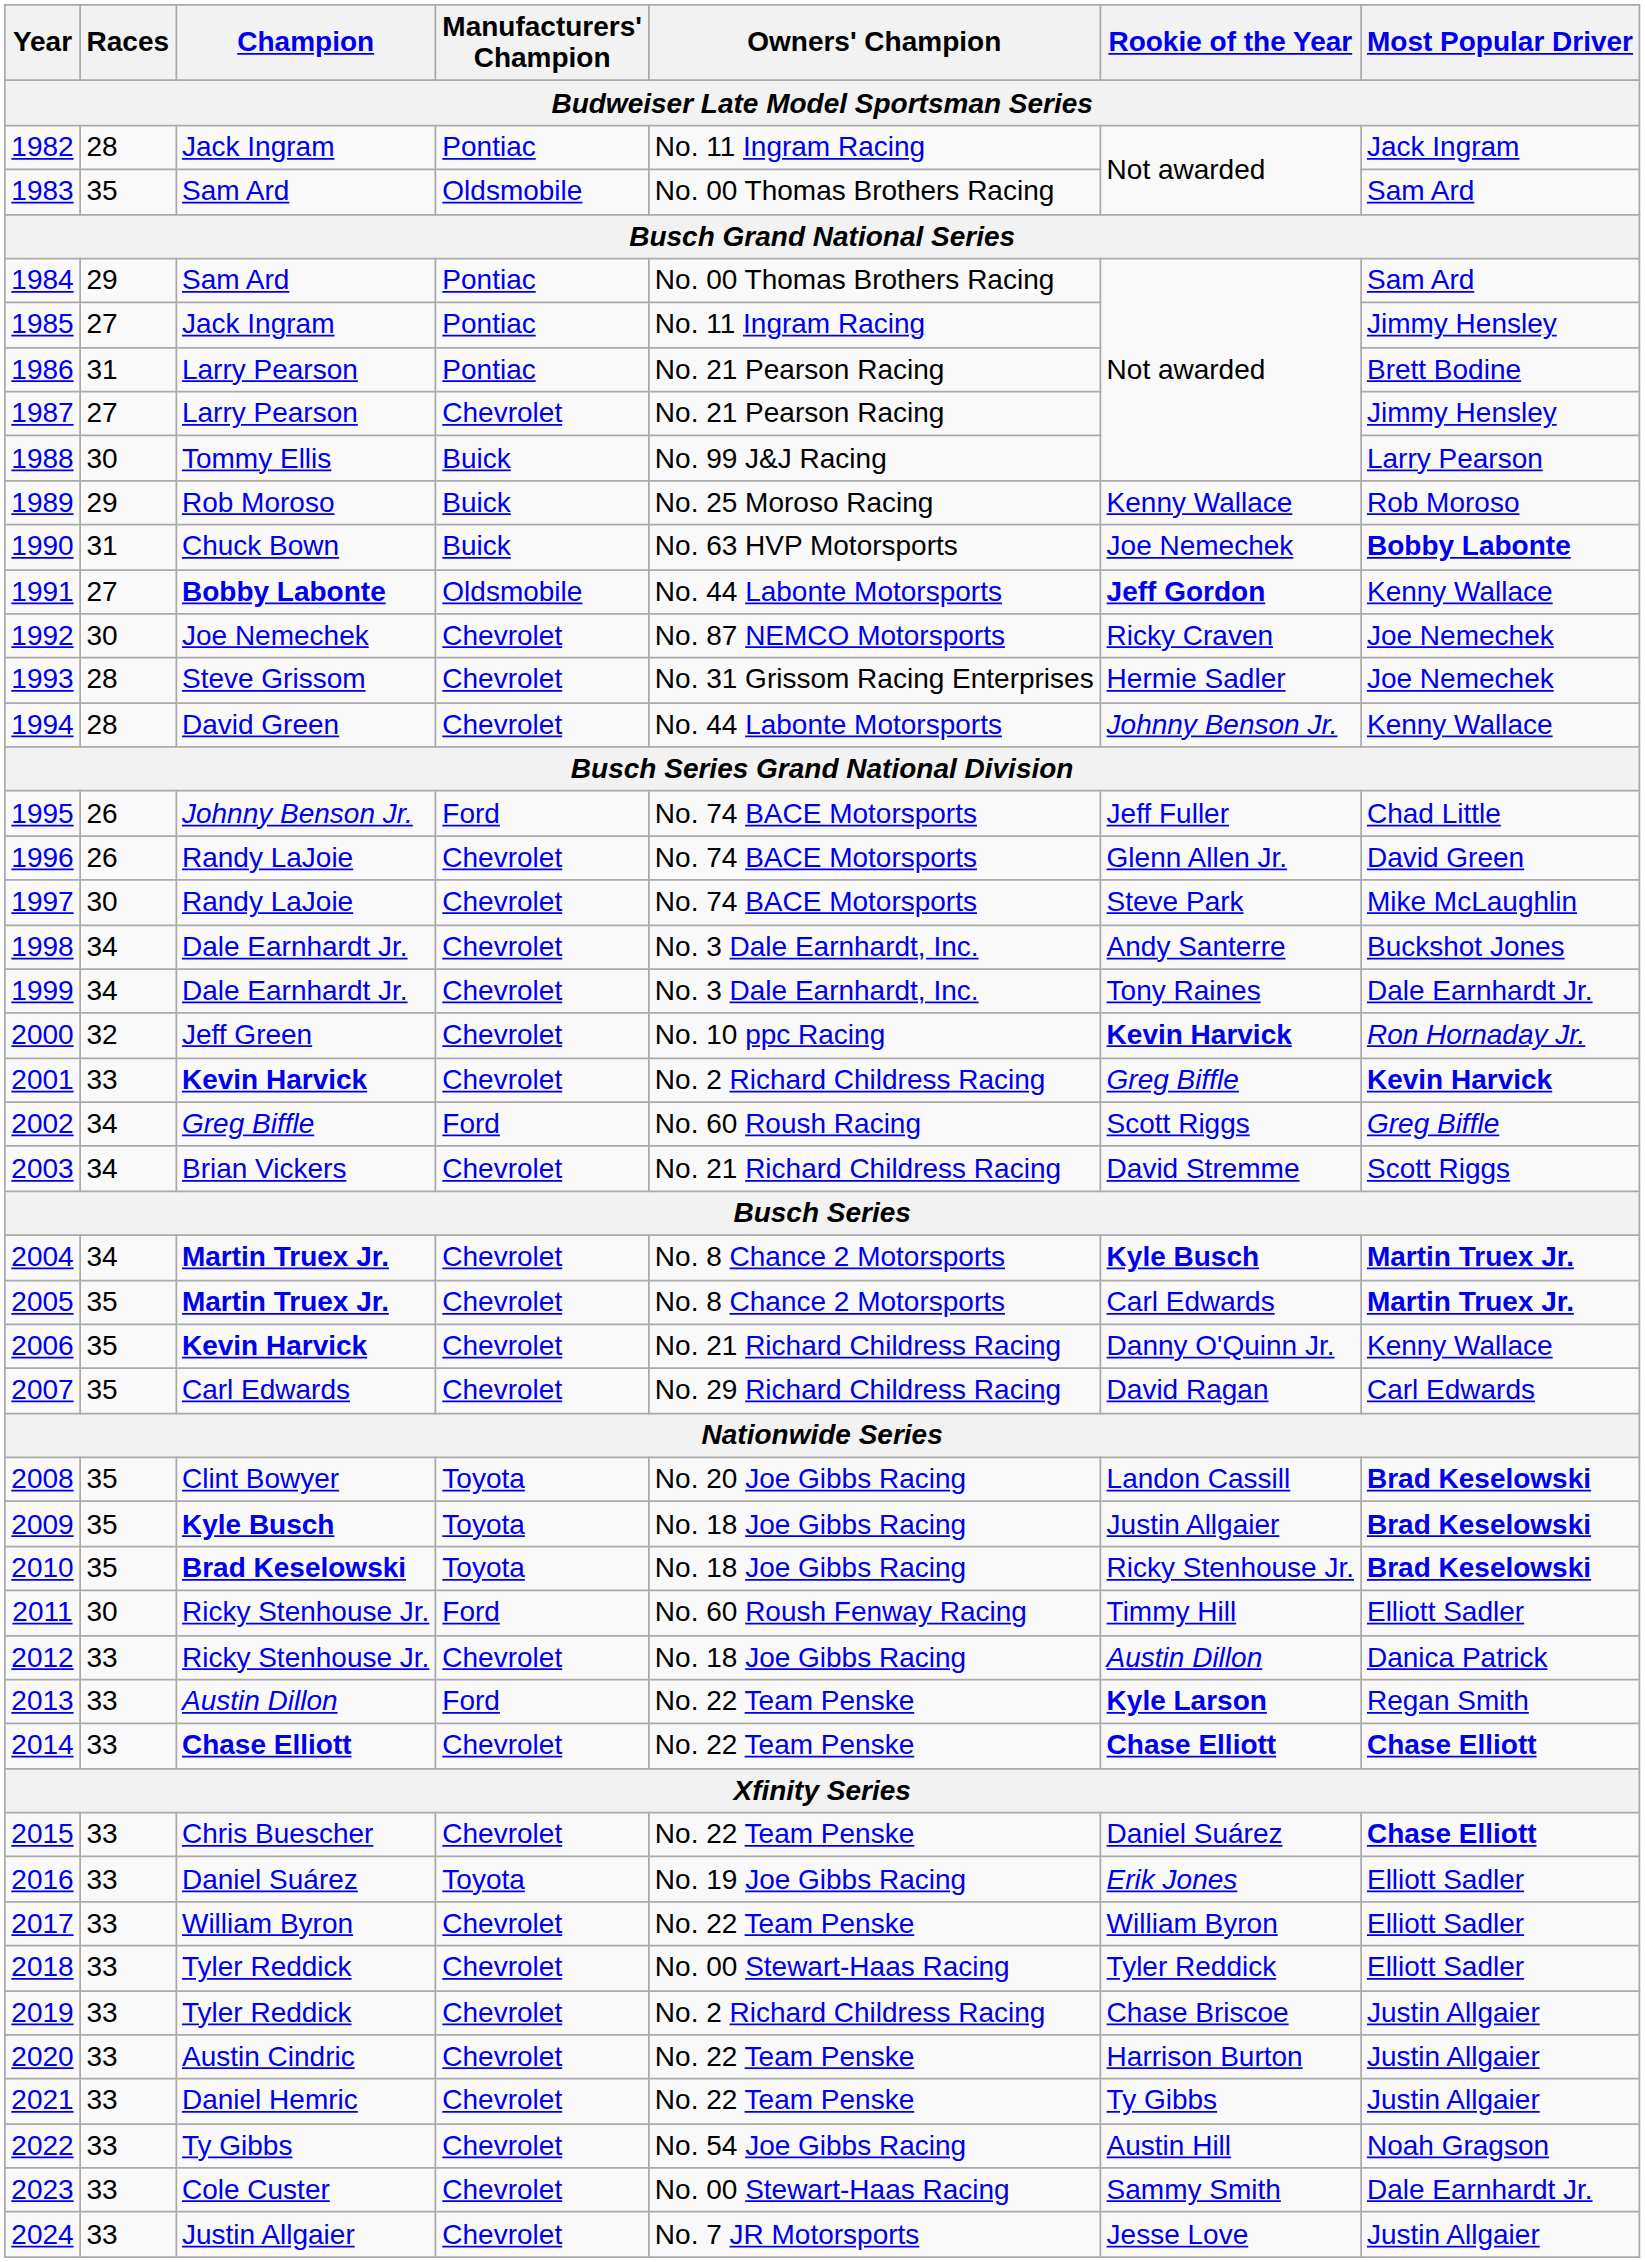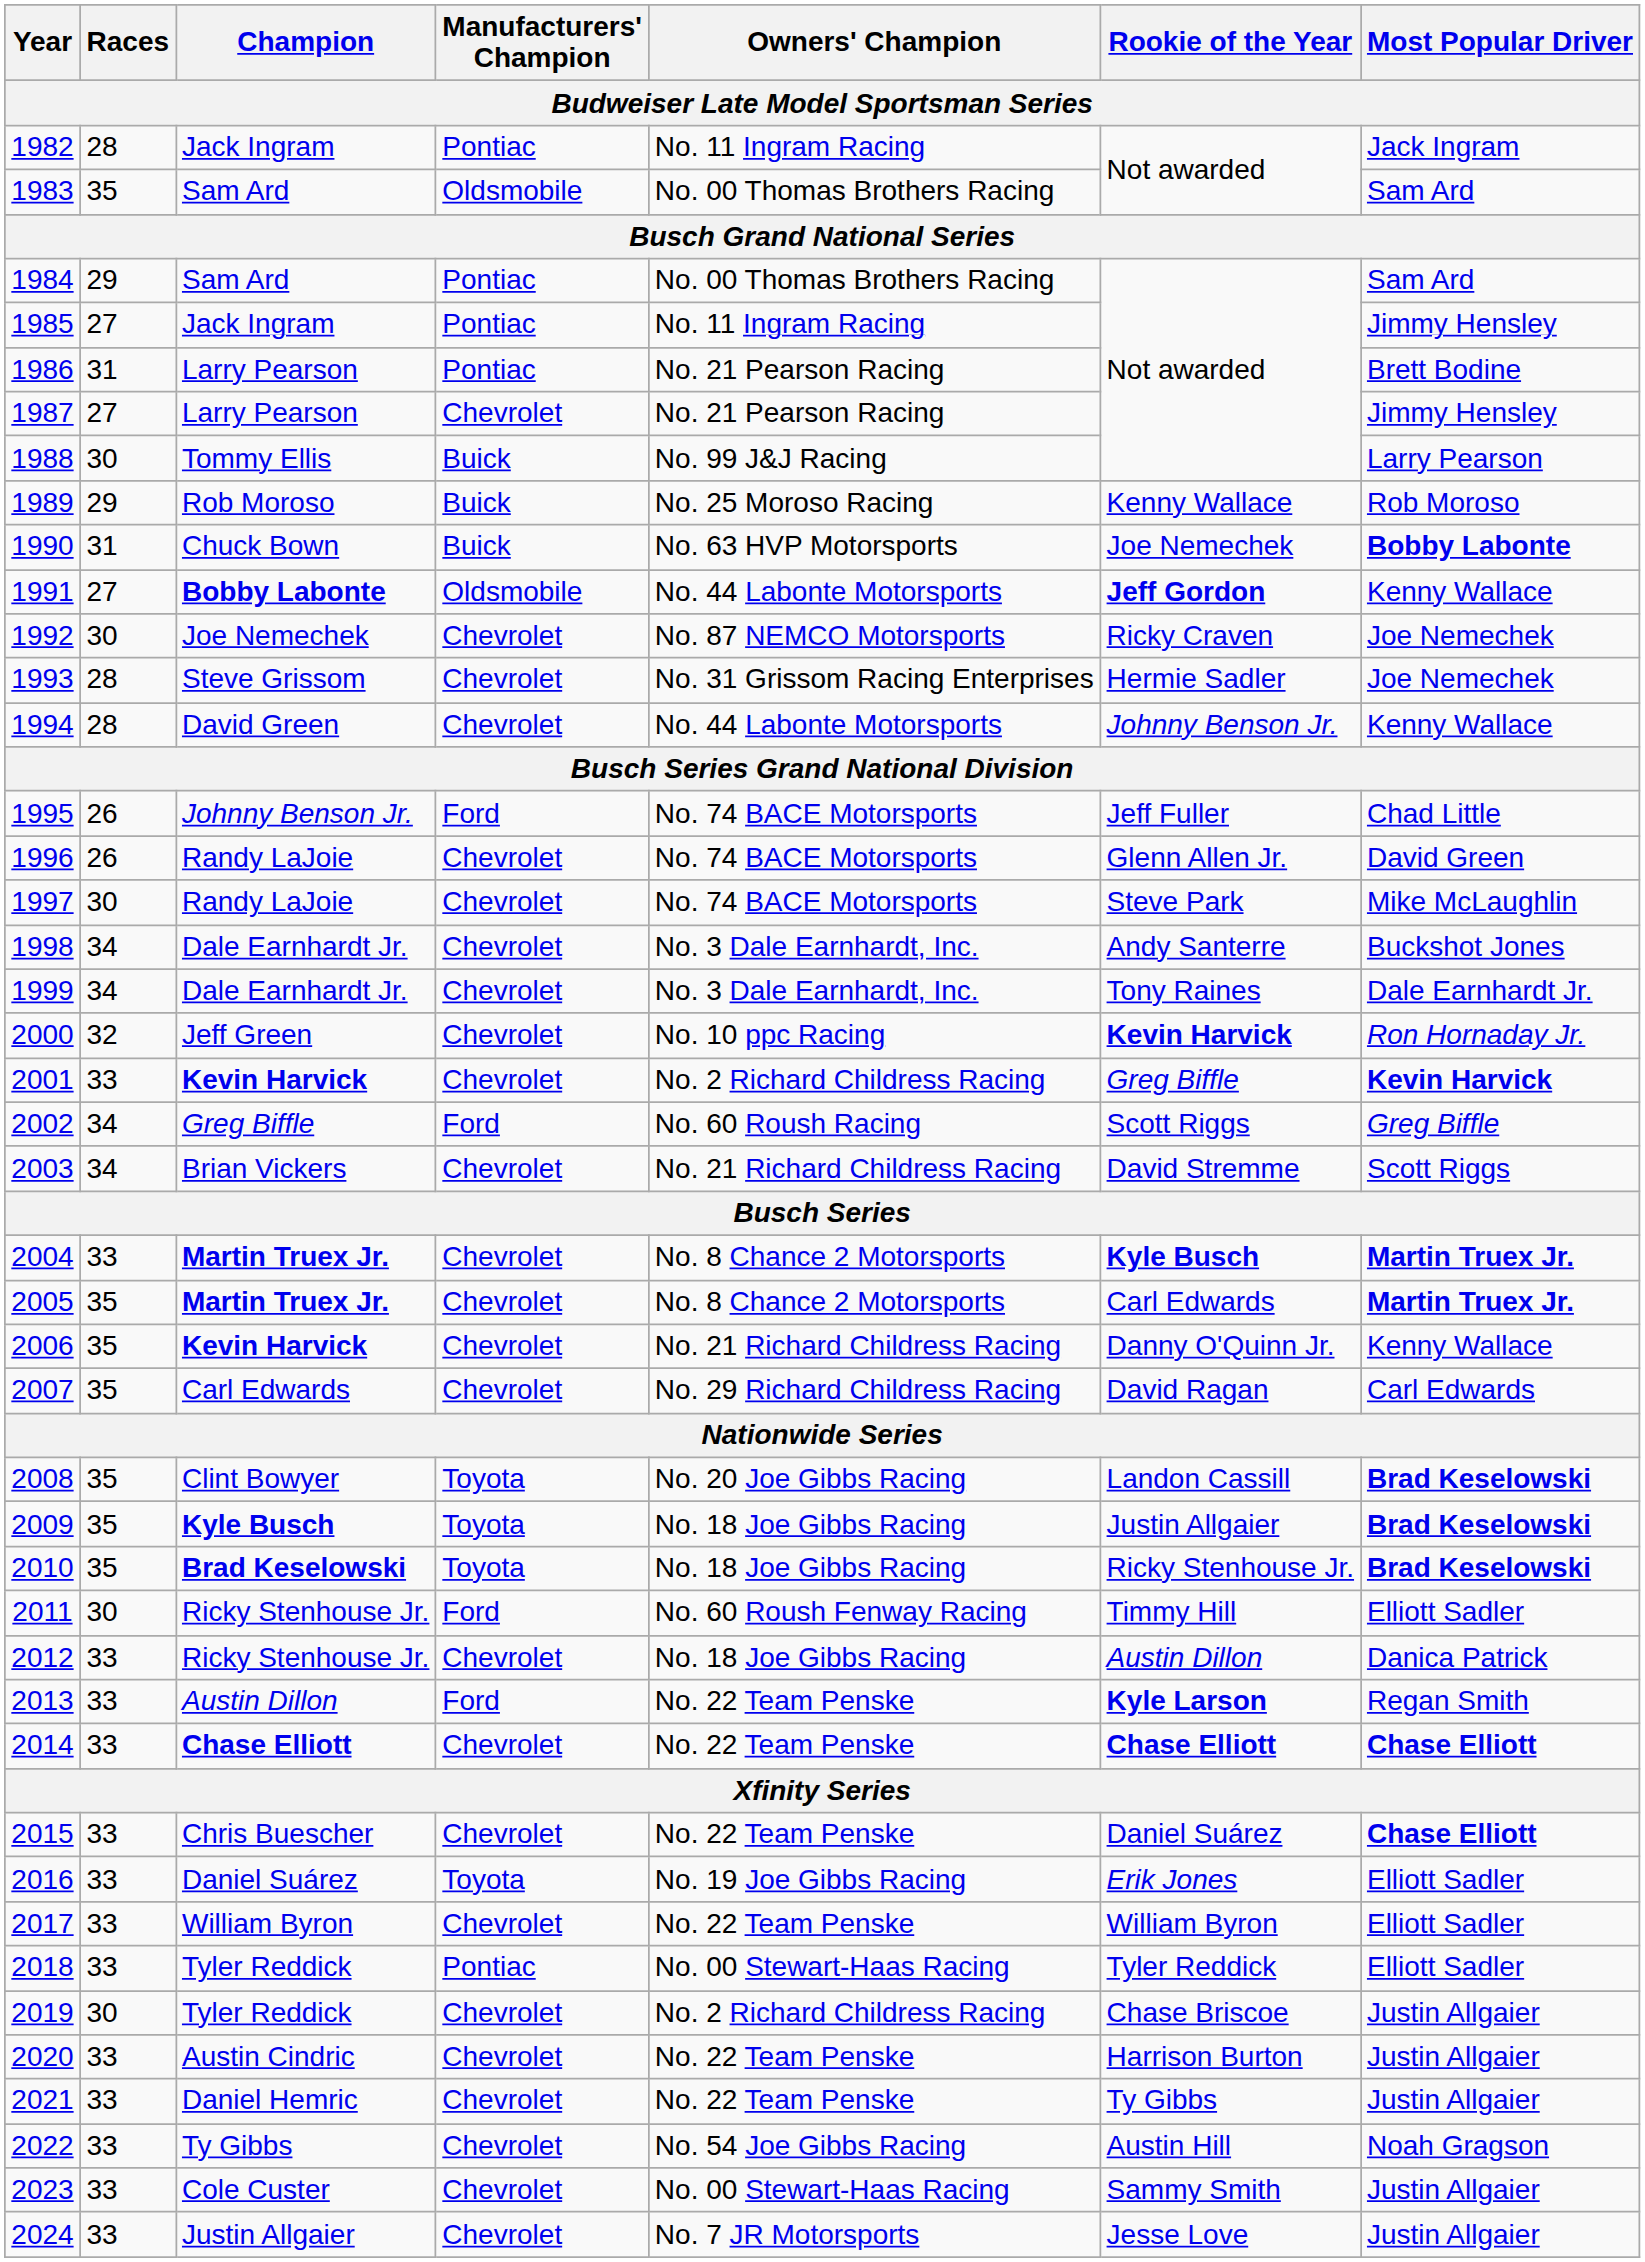(102, 1257) 34 -> (102, 1257) 33
(502, 1967) Chevrolet -> (489, 1967) Pontiac
(102, 2012) 33 -> (102, 2012) 30
(1480, 2189) Dale Earnhardt Jr. -> (1453, 2189) Justin Allgaier
